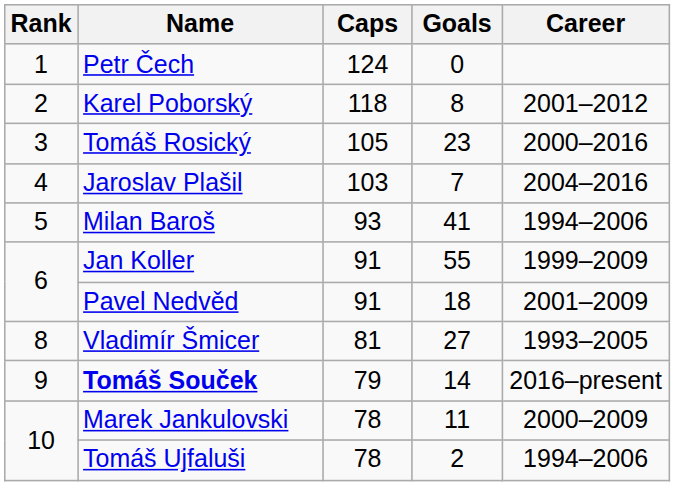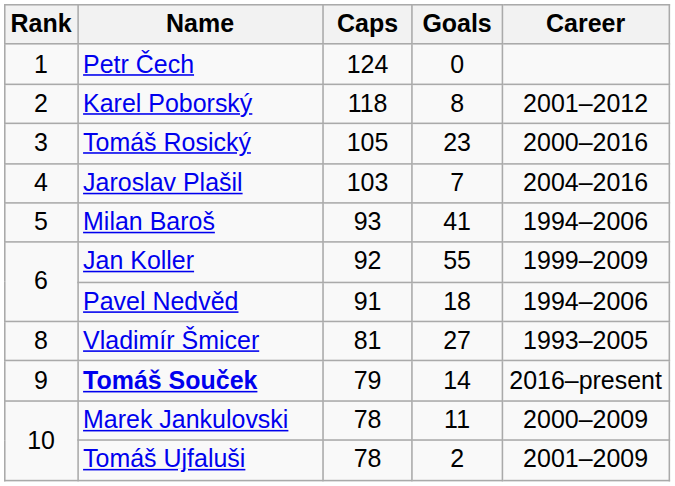(368, 261) 91 -> (368, 261) 92
(586, 301) 2001–2009 -> (586, 301) 1994–2006
(586, 459) 1994–2006 -> (586, 459) 2001–2009
